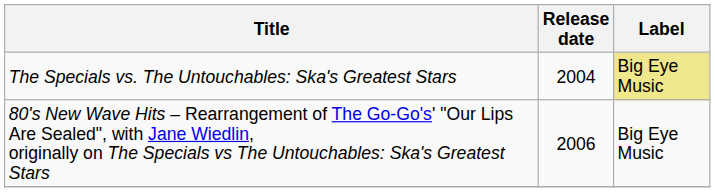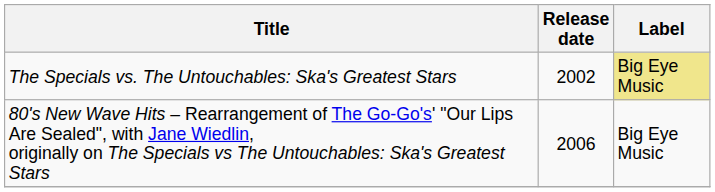(576, 76) 2004 -> (576, 76) 2002
